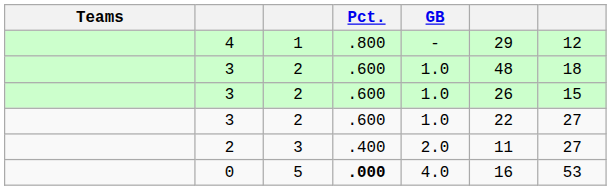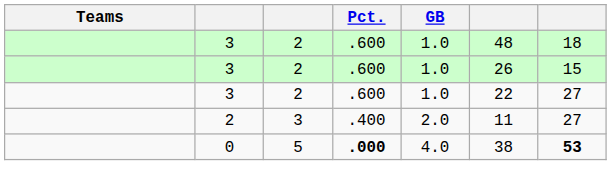- row: (229, 43)
(504, 173) 16 -> (504, 147) 38
(572, 173) normal -> (572, 147) bold
